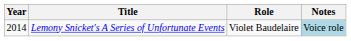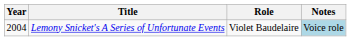(17, 28) 2014 -> (17, 28) 2004
